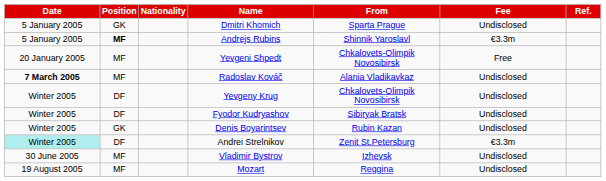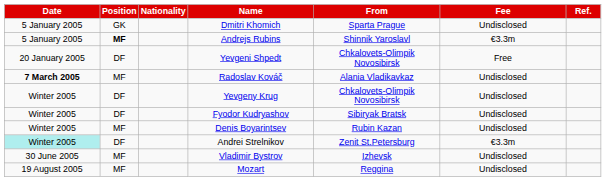(119, 58) MF -> (119, 58) DF
(119, 128) GK -> (119, 128) MF
